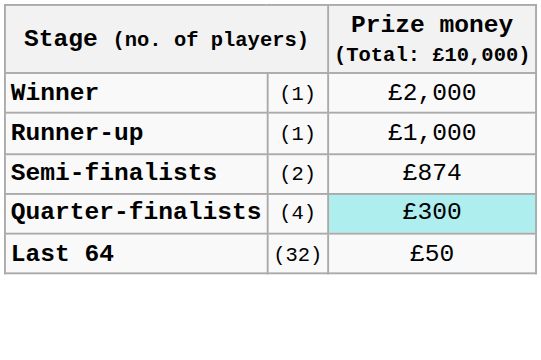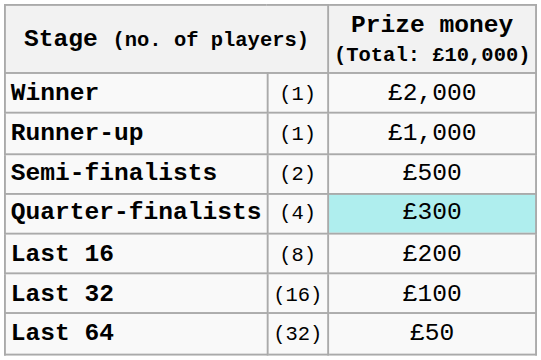(432, 173) £874 -> (432, 173) £500
+ row: (62, 254)
+ row: (62, 294)
